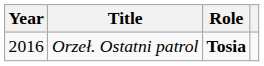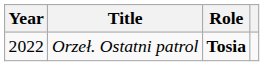(26, 46) 2016 -> (26, 46) 2022
